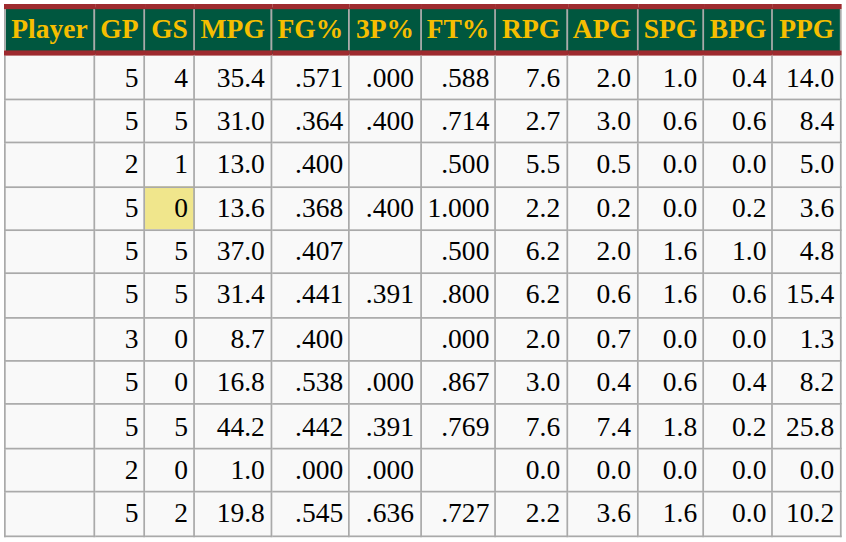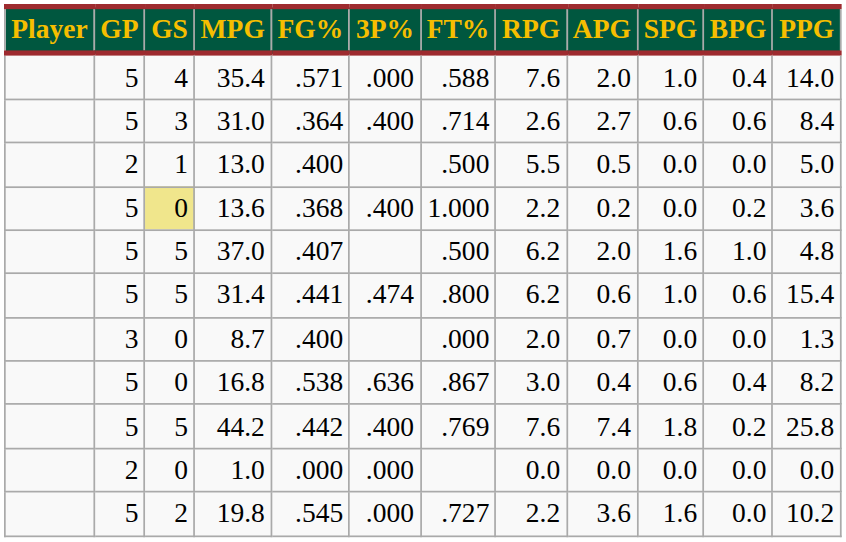(181, 120) 5 -> (181, 120) 3
(543, 120) 2.7 -> (543, 120) 2.6
(614, 120) 3.0 -> (614, 120) 2.7
(390, 295) .391 -> (390, 295) .474
(680, 295) 1.6 -> (680, 295) 1.0
(390, 382) .000 -> (390, 382) .636
(390, 426) .391 -> (390, 426) .400
(390, 513) .636 -> (390, 513) .000
